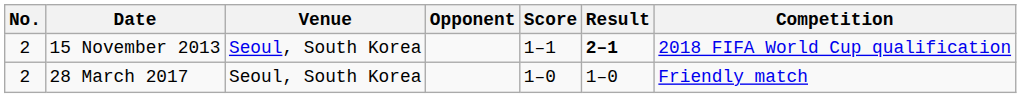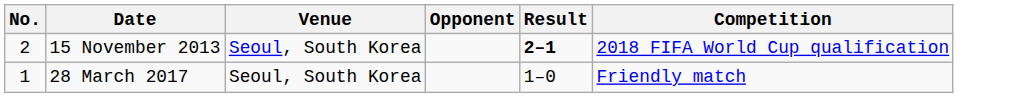- column: (551, 19)
(25, 77) 2 -> (25, 77) 1
